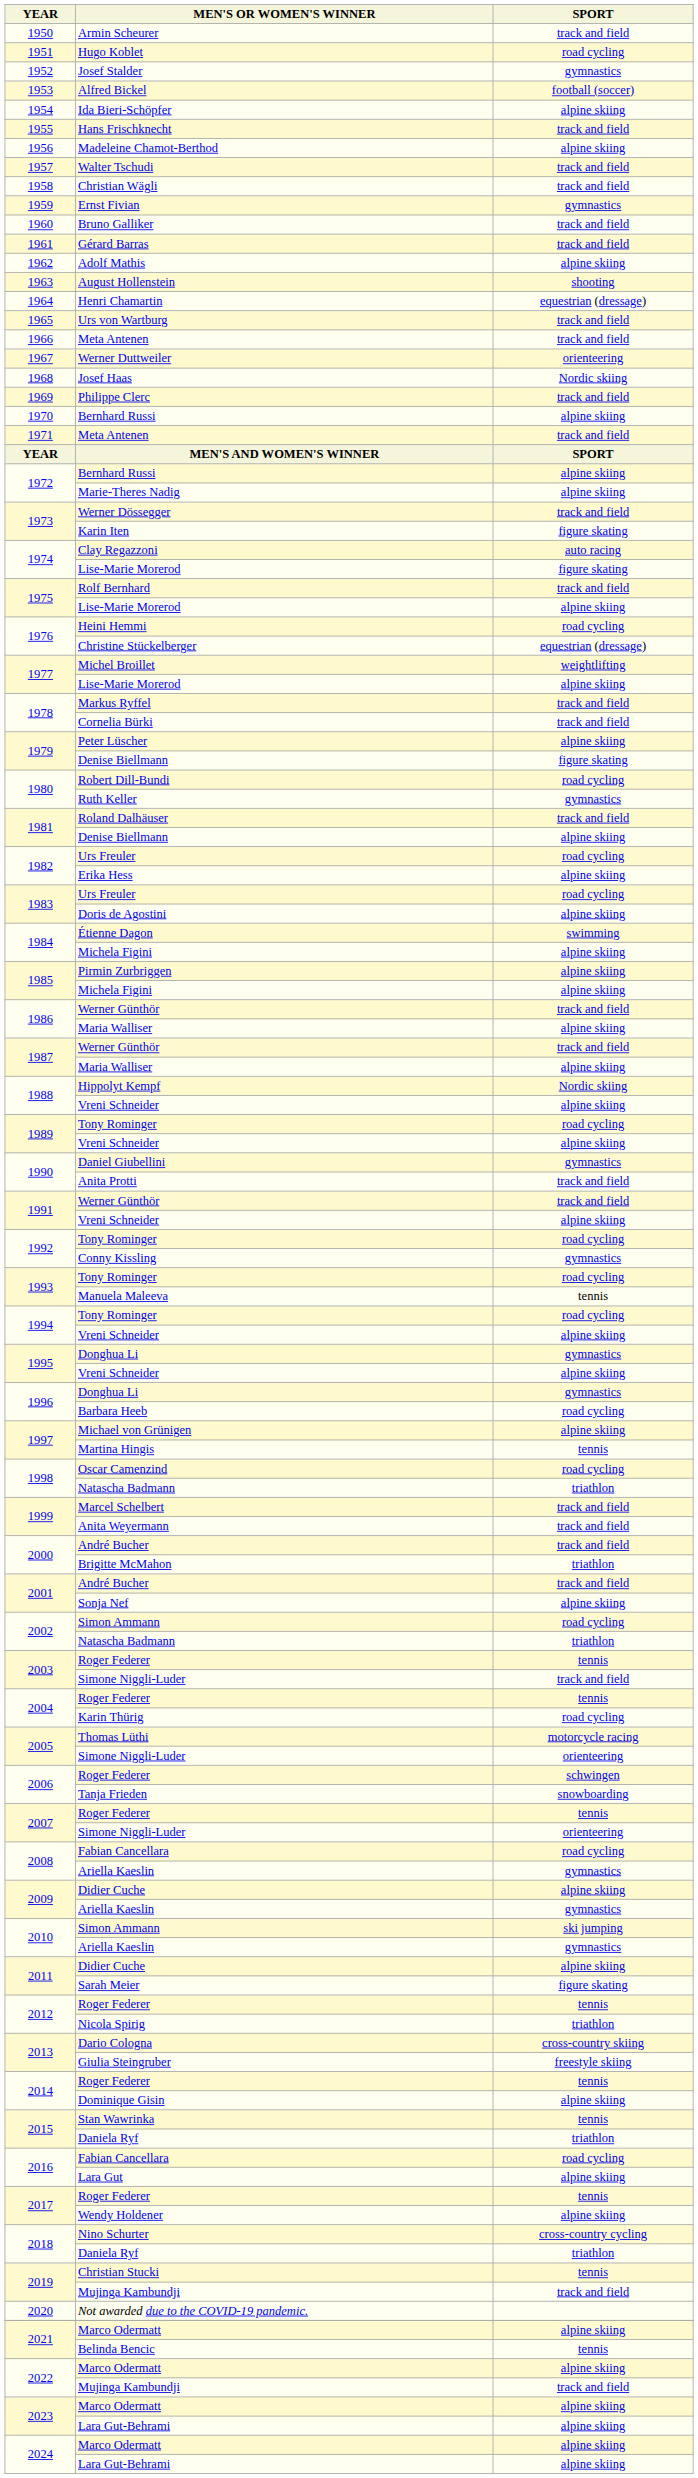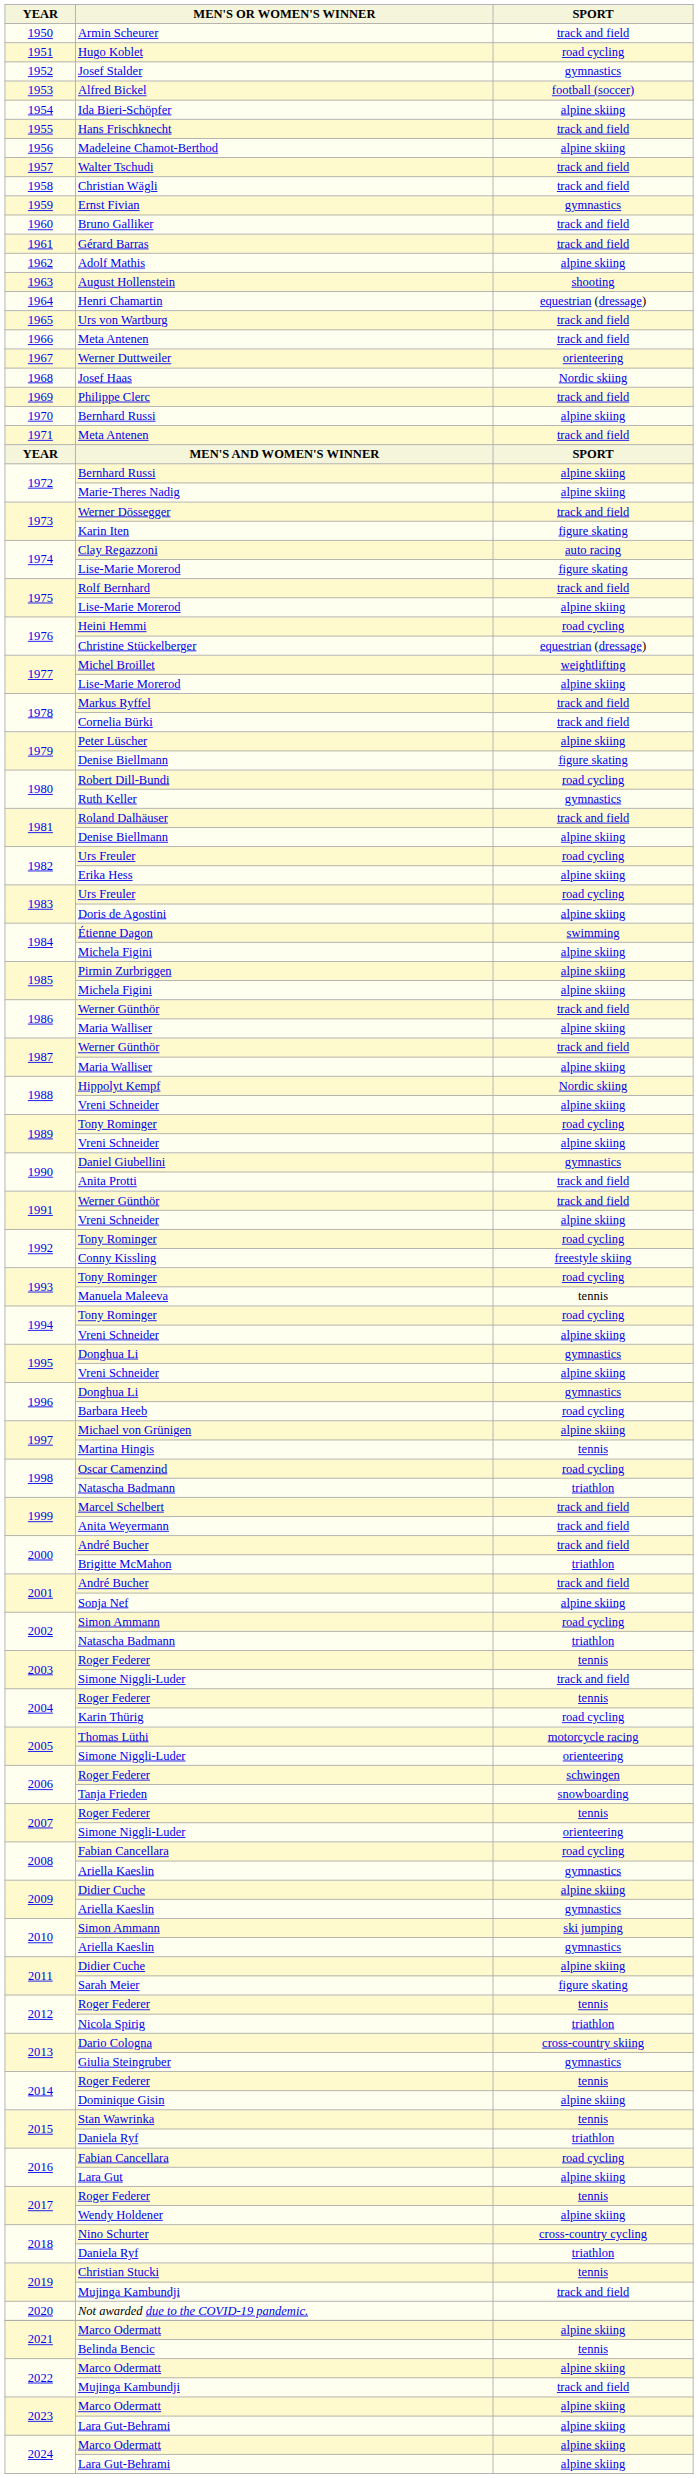(593, 1258) gymnastics -> (593, 1258) freestyle skiing
(593, 2062) freestyle skiing -> (593, 2062) gymnastics
